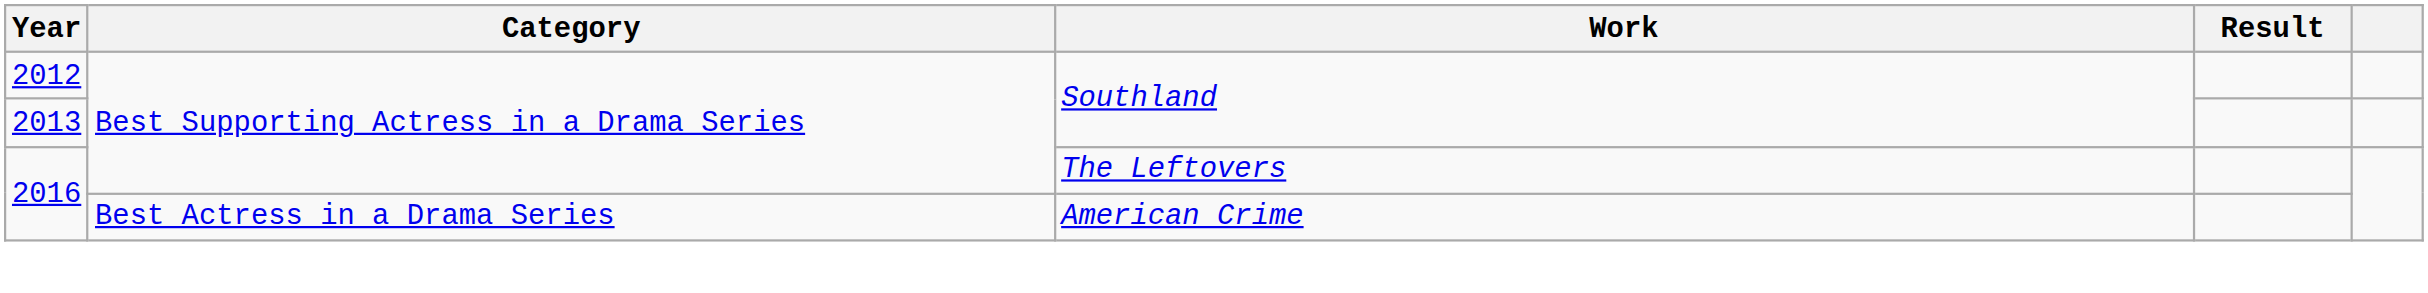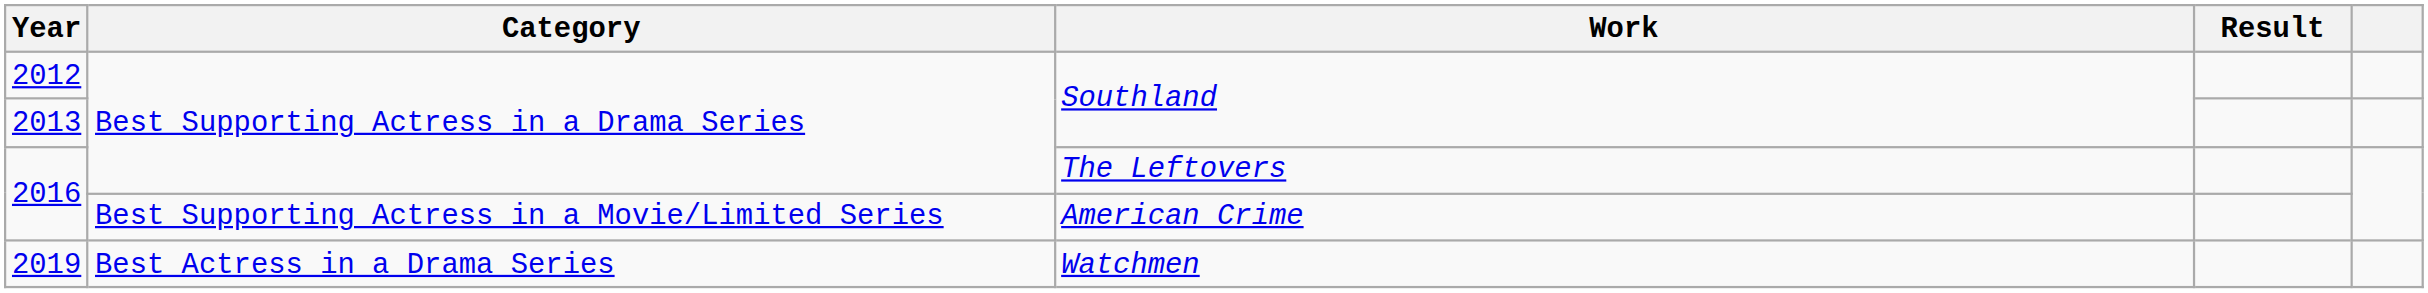(355, 217) Best Actress in a Drama Series -> (519, 217) Best Supporting Actress in a Movie/Limited Series
+ row: (47, 264)
